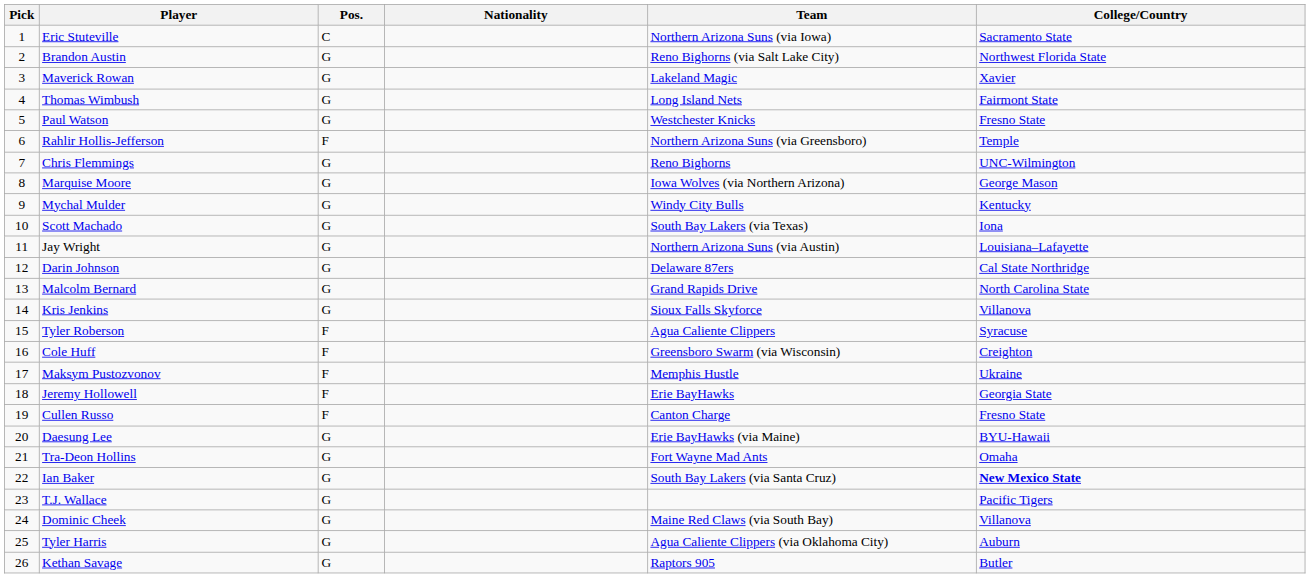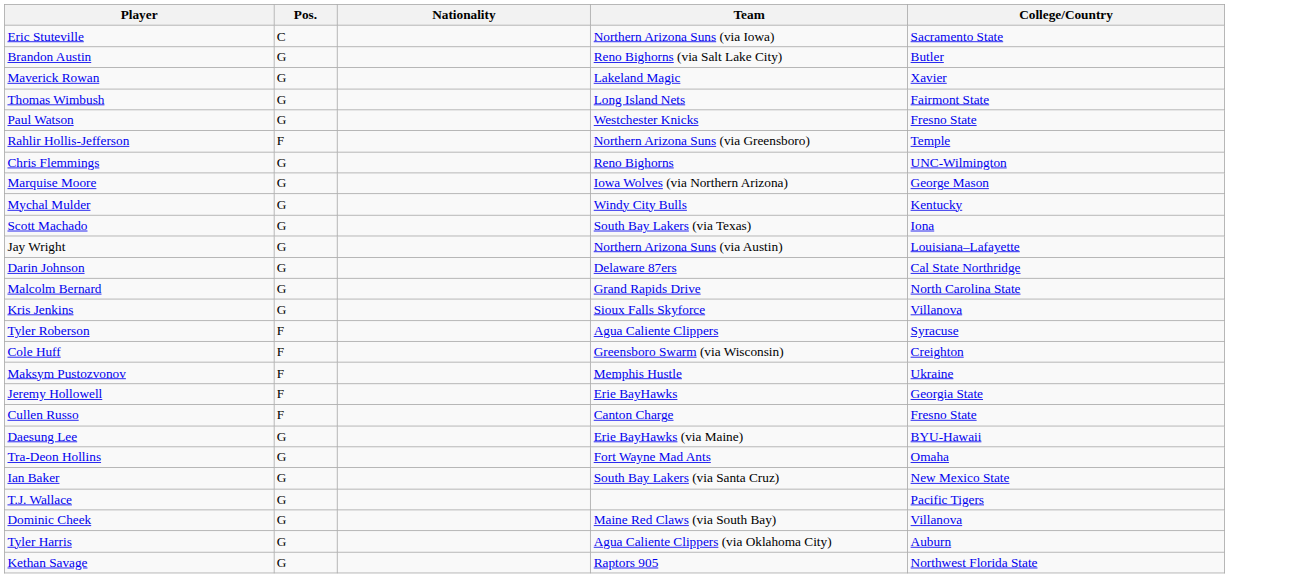- column: (22, 15)
(1043, 57) Northwest Florida State -> (927, 57) Butler
(1030, 478) bold -> (960, 478) normal
(996, 562) Butler -> (974, 562) Northwest Florida State
